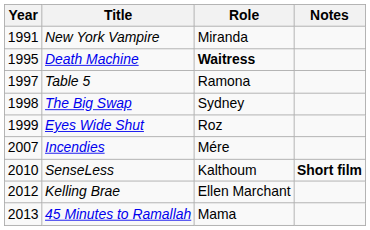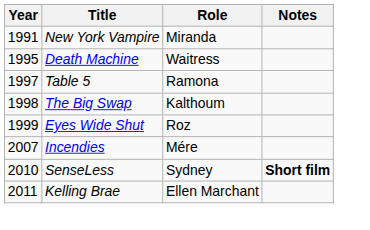(226, 59) bold -> (193, 59) normal
(221, 103) Sydney -> (195, 103) Kalthoum
(227, 170) Kalthoum -> (189, 170) Sydney
(23, 192) 2012 -> (23, 192) 2011
- row: (118, 214)
